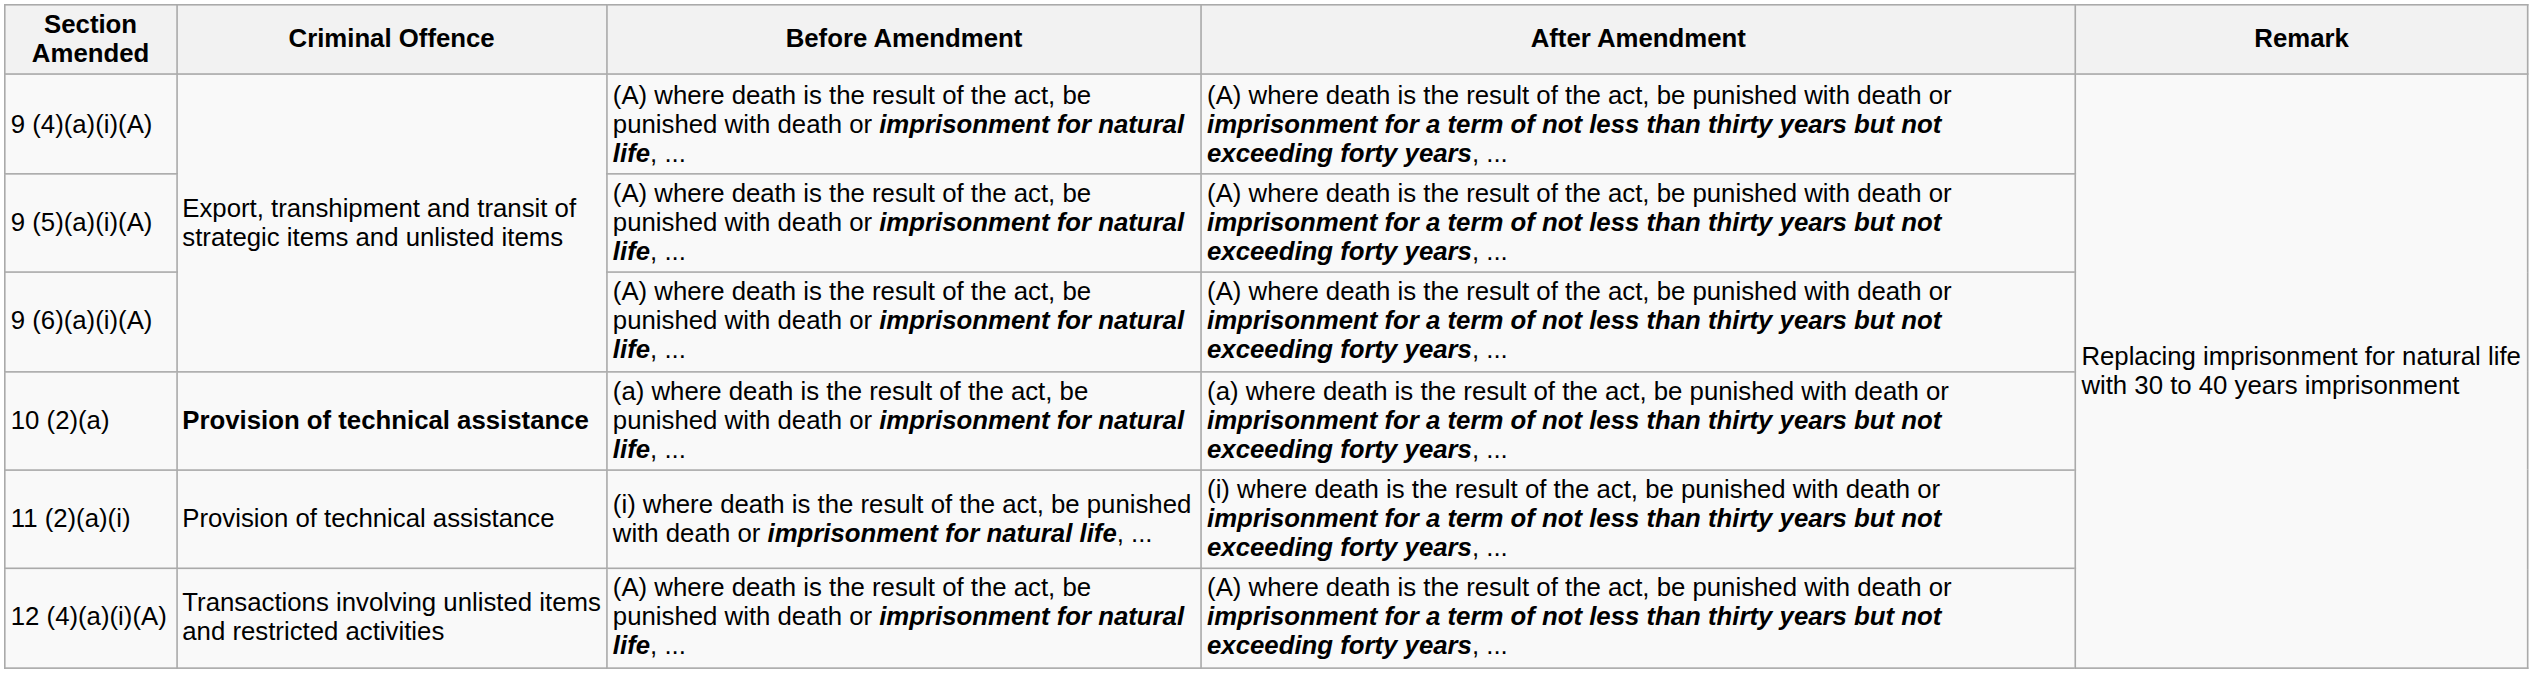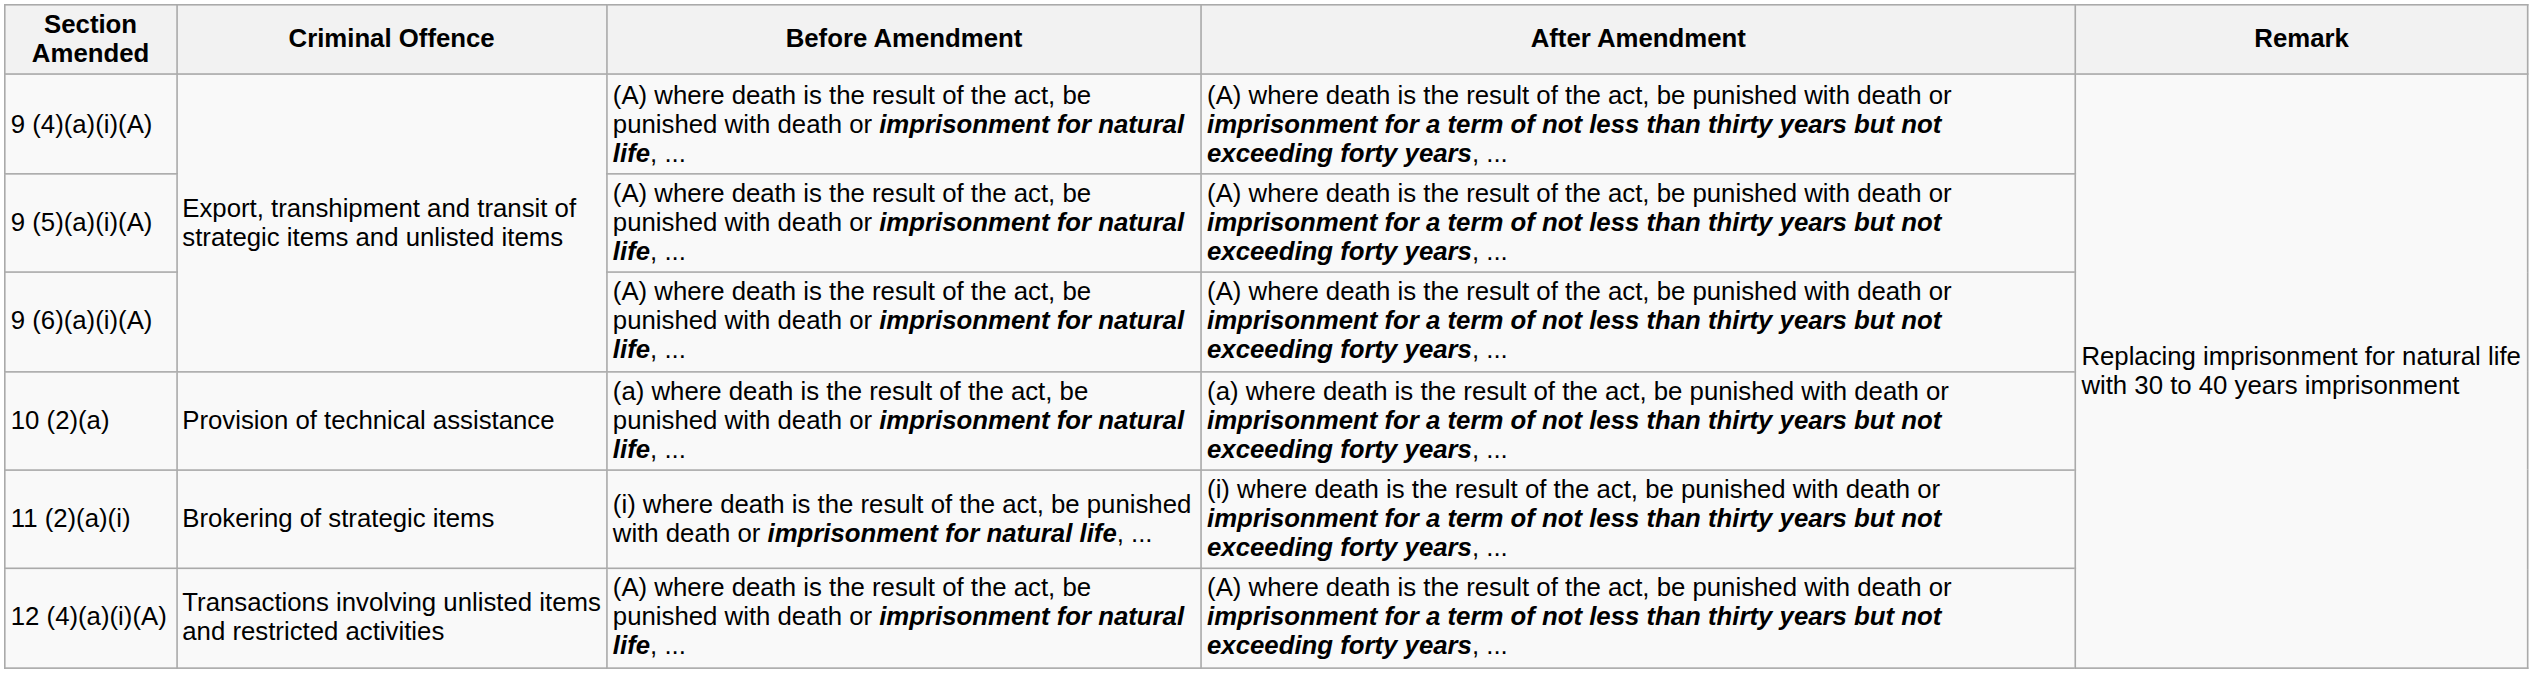(386, 420) bold -> (368, 420) normal
(368, 518) Provision of technical assistance -> (338, 518) Brokering of strategic items
